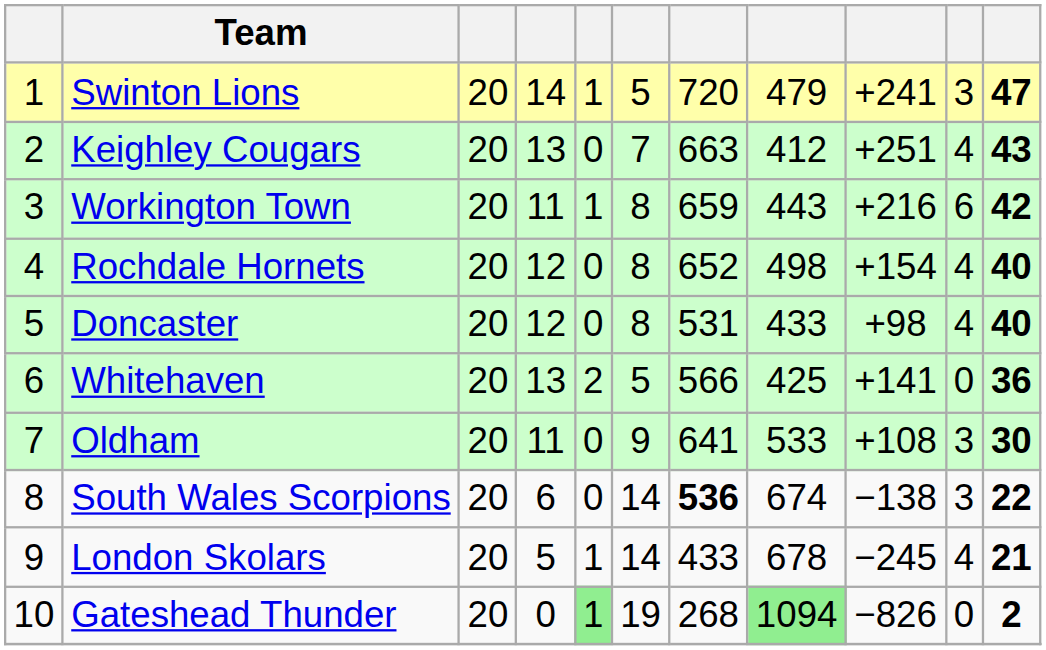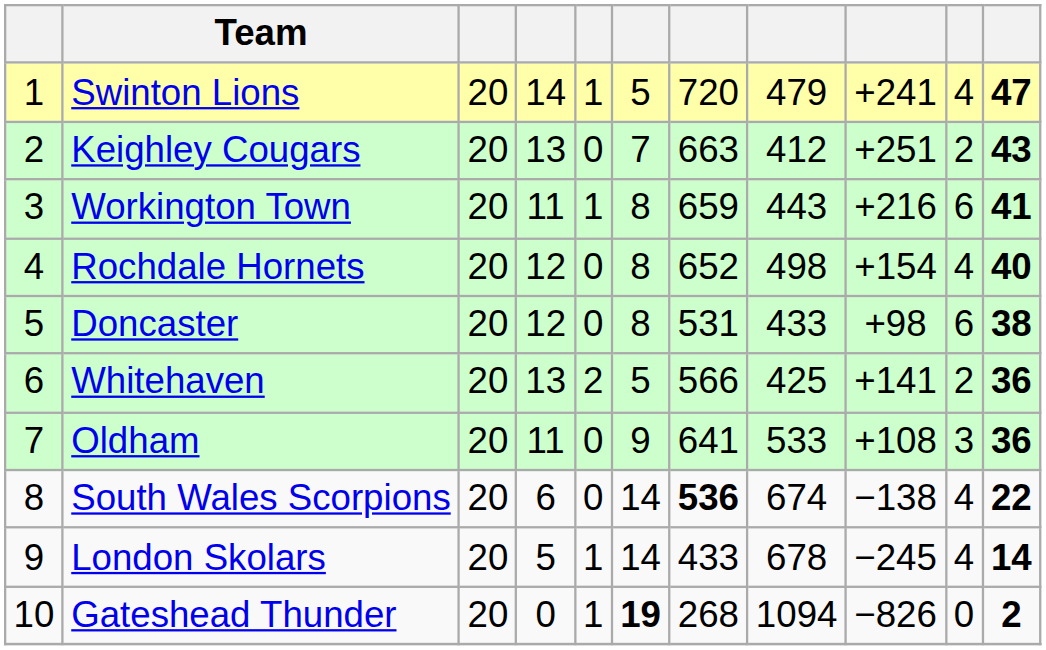(964, 91) 3 -> (964, 91) 4
(964, 149) 4 -> (964, 149) 2
(1011, 207) 42 -> (1011, 207) 41
(964, 324) 4 -> (964, 324) 6
(1011, 324) 40 -> (1011, 324) 38
(964, 382) 0 -> (964, 382) 2
(1011, 440) 30 -> (1011, 440) 36
(964, 498) 3 -> (964, 498) 4
(1011, 556) 21 -> (1011, 556) 14
(593, 614) lightgreen background -> (593, 614) no background
(641, 614) normal -> (641, 614) bold
(797, 614) lightgreen background -> (797, 614) no background
